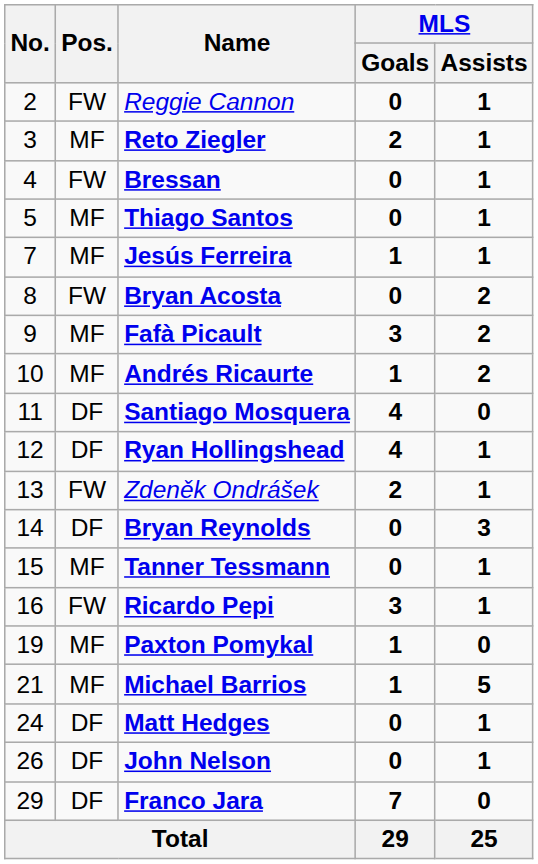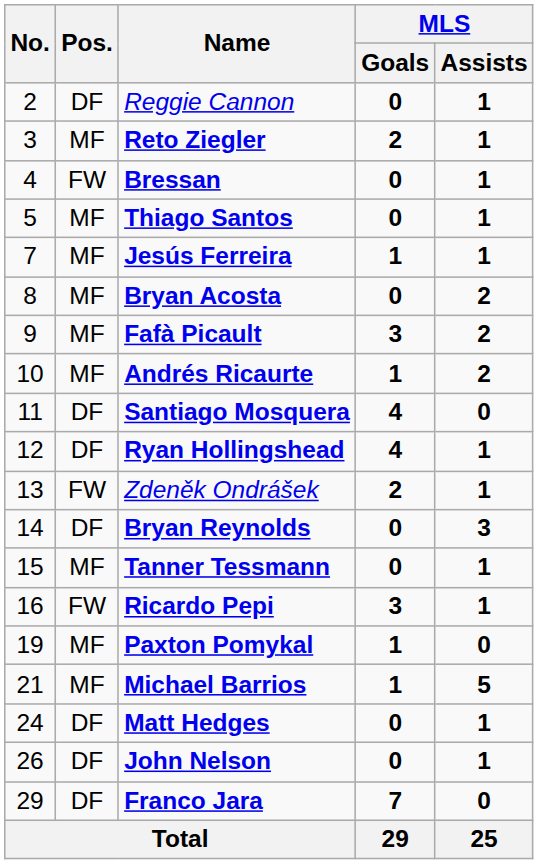(87, 101) FW -> (87, 101) DF
(87, 295) FW -> (87, 295) MF
